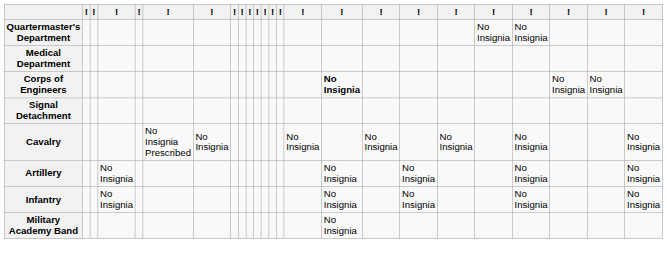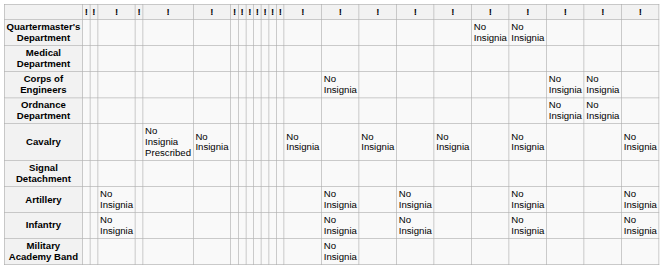(342, 84) bold -> (340, 84) normal
+ row: (43, 110)
rows swapped: (43, 110) <-> (43, 142)
